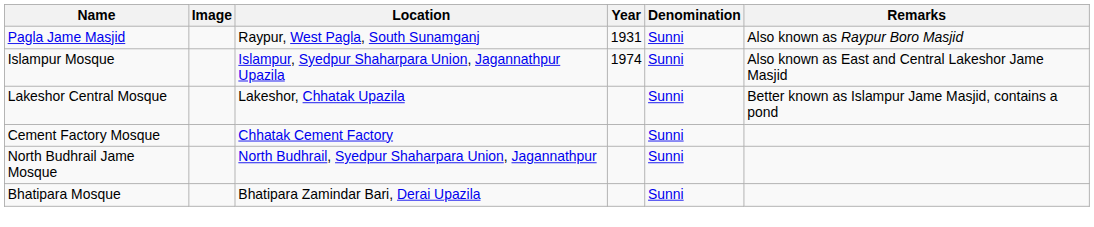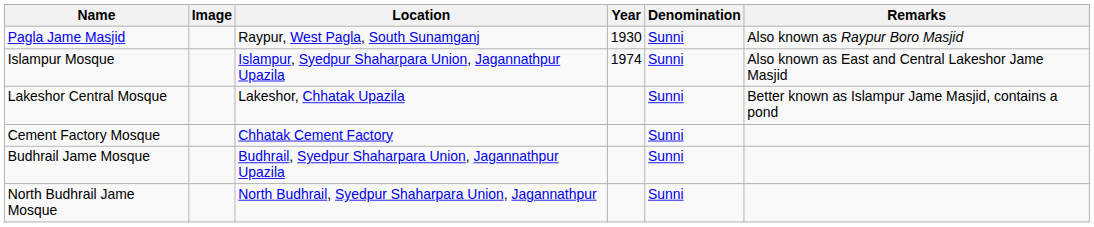(626, 37) 1931 -> (626, 37) 1930
+ row: (79, 157)
- row: (64, 194)
